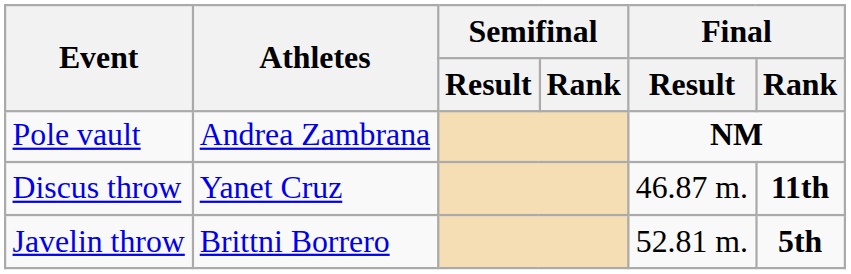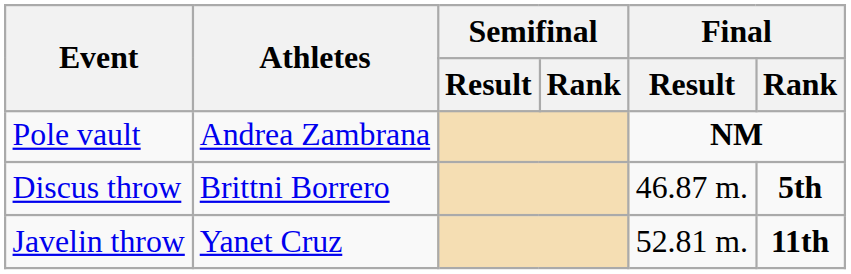(271, 188) Yanet Cruz -> (295, 188) Brittni Borrero
(800, 188) 11th -> (800, 188) 5th
(295, 241) Brittni Borrero -> (271, 241) Yanet Cruz
(800, 241) 5th -> (800, 241) 11th
